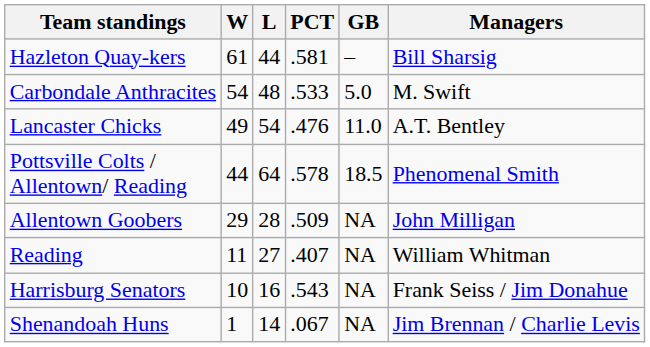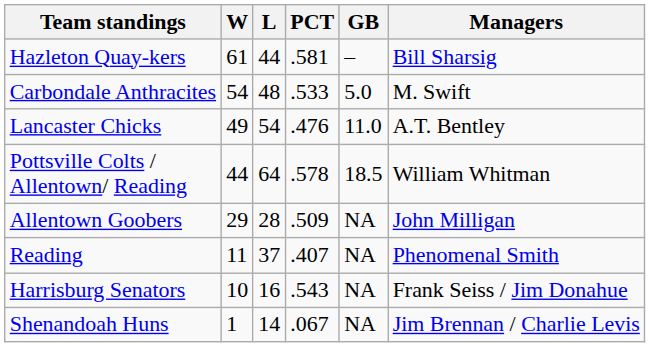(476, 173) Phenomenal Smith -> (471, 173) William Whitman
(269, 255) 27 -> (269, 255) 37
(471, 255) William Whitman -> (476, 255) Phenomenal Smith
